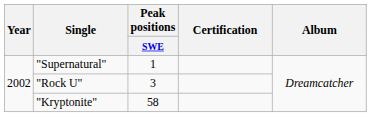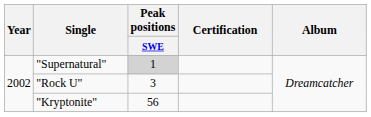(153, 64) no background -> (153, 64) lightgrey background
(153, 102) 58 -> (153, 102) 56
